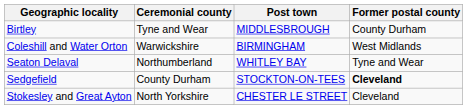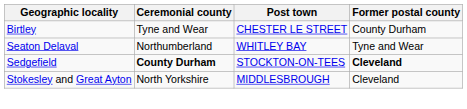(283, 29) MIDDLESBROUGH -> (292, 29) CHESTER LE STREET
- row: (67, 46)
(173, 79) normal -> (176, 63) bold
(292, 96) CHESTER LE STREET -> (283, 79) MIDDLESBROUGH
